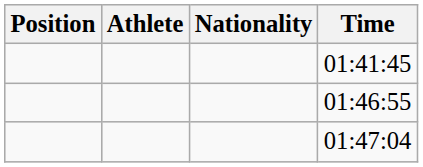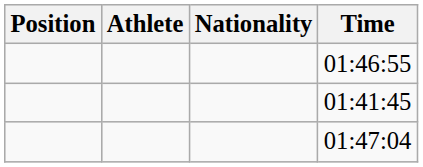rows swapped: (368, 63) <-> (368, 102)
